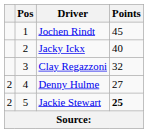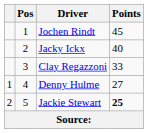(117, 66) 32 -> (117, 66) 33
(10, 84) 2 -> (10, 84) 1
